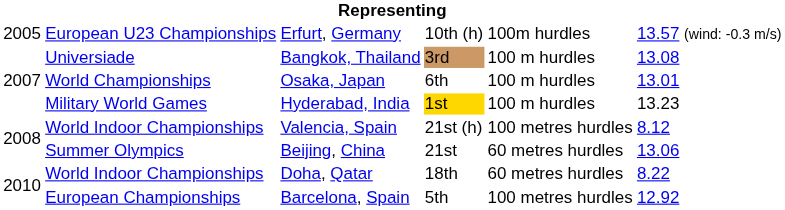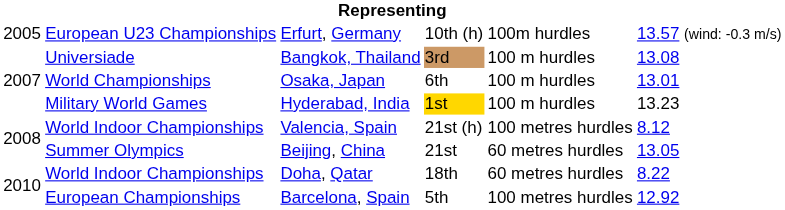(658, 150) 13.06 -> (658, 150) 13.05
